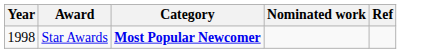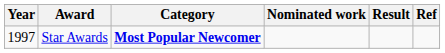+ column: (391, 15)
(21, 37) 1998 -> (21, 37) 1997
